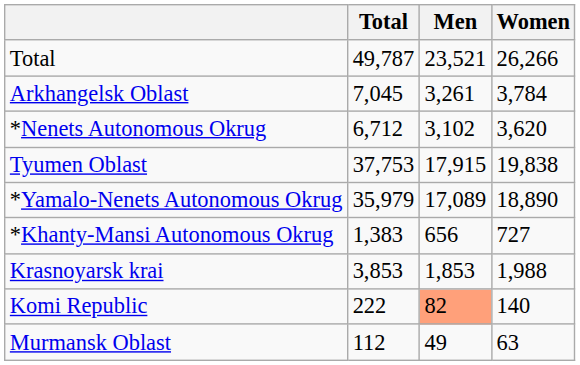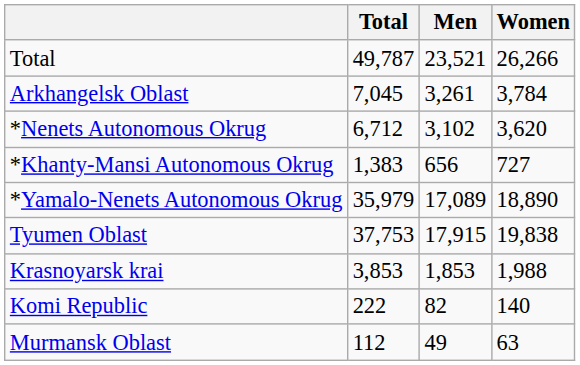rows swapped: (78, 164) <-> (172, 235)
(436, 306) lightsalmon background -> (436, 306) no background
